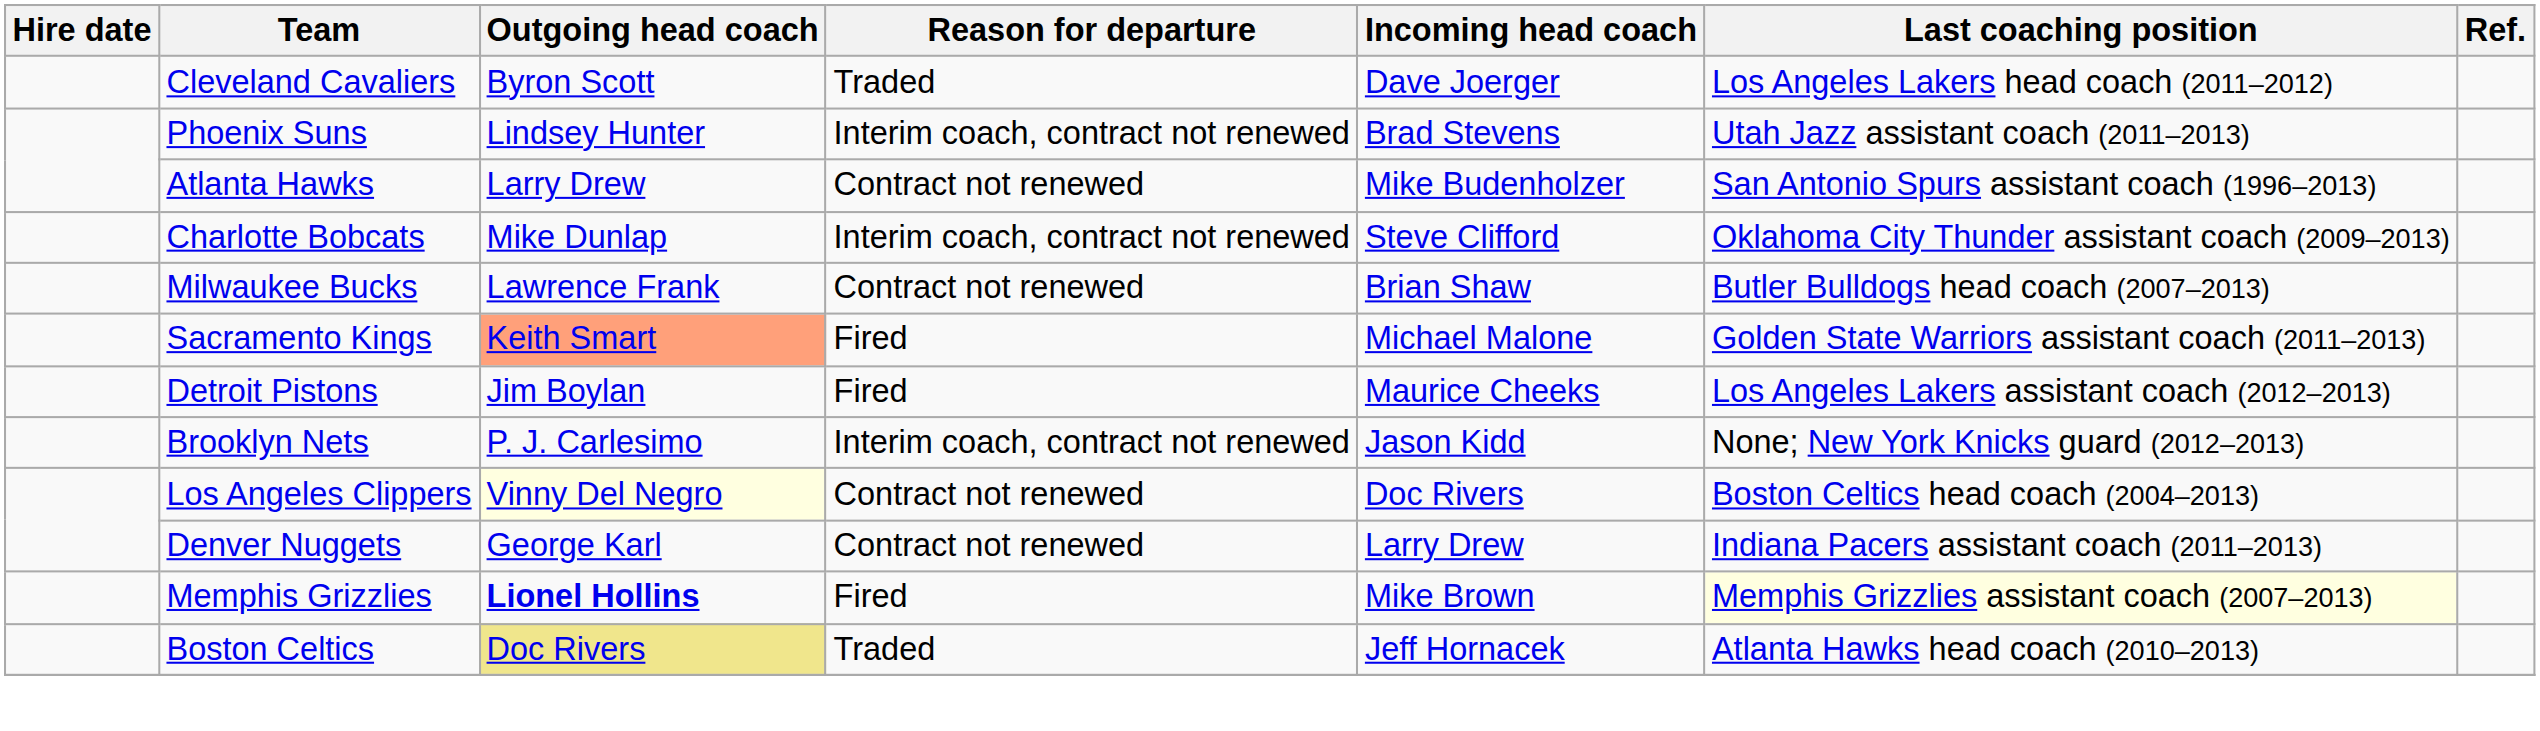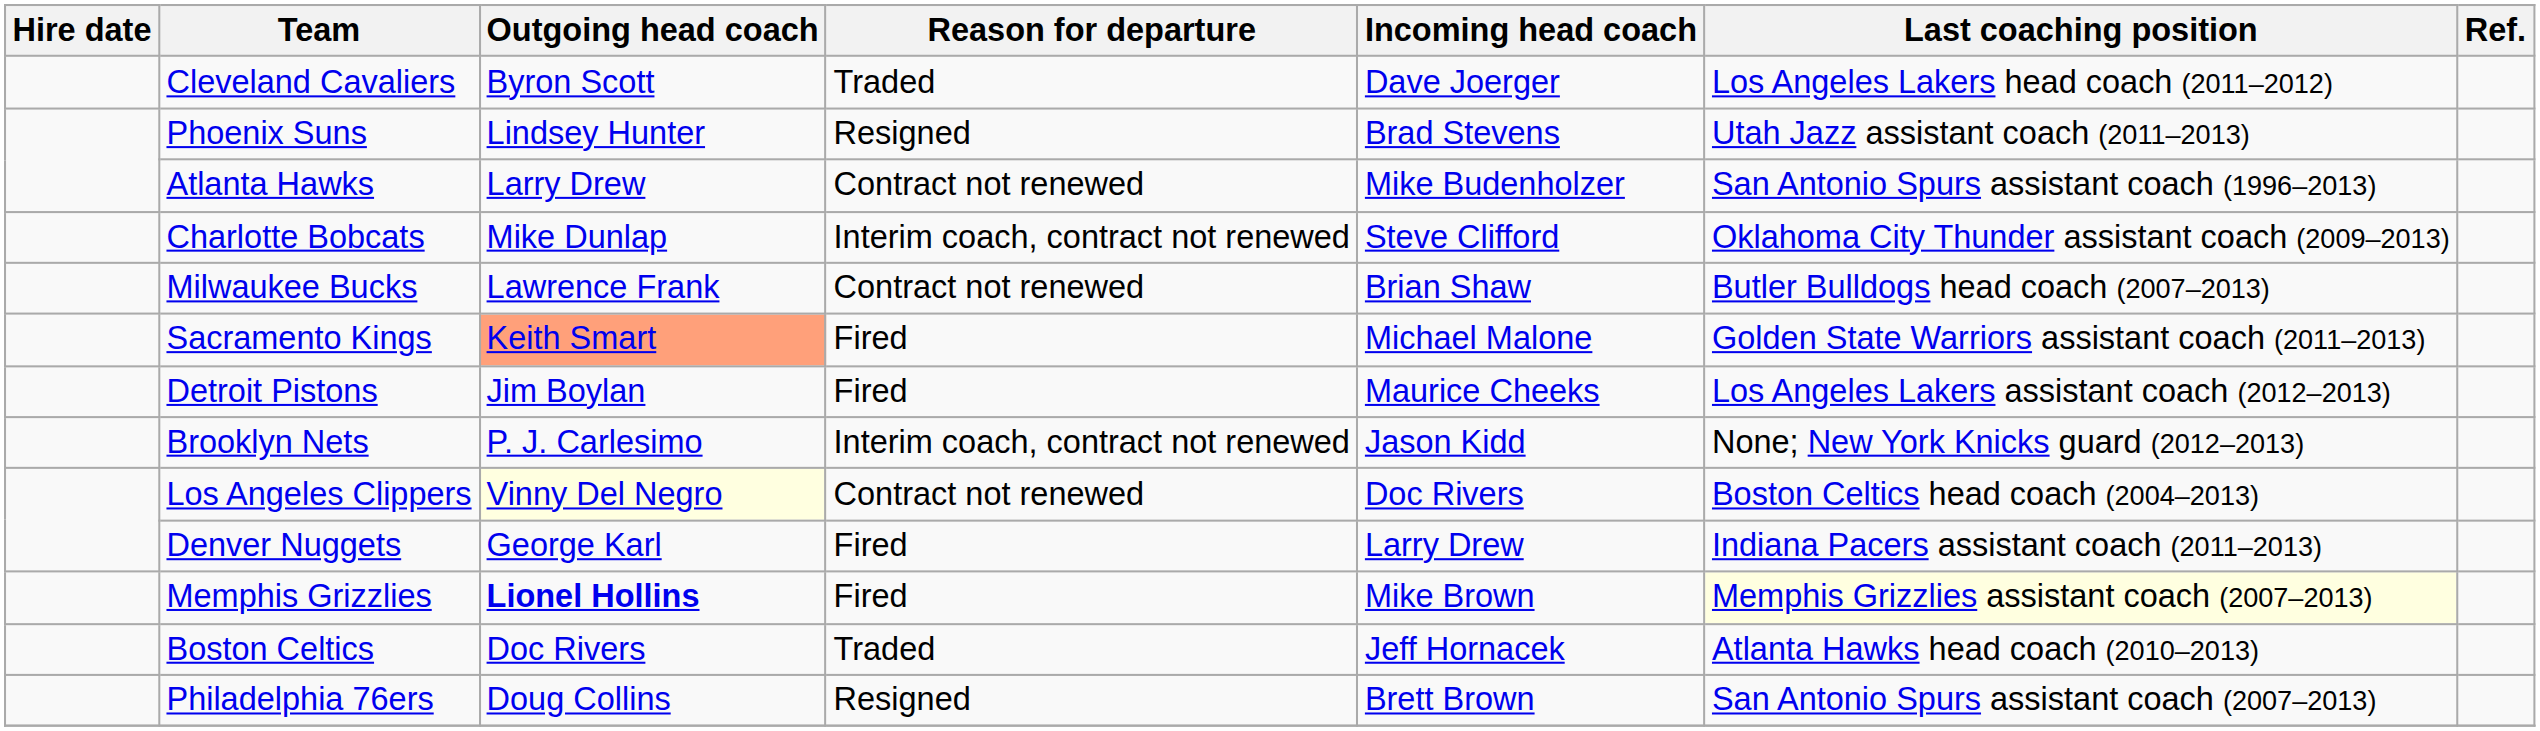(1092, 133) Interim coach, contract not renewed -> (902, 133) Resigned
(989, 545) Contract not renewed -> (871, 545) Fired
(566, 648) khaki background -> (566, 648) no background
+ row: (300, 699)
